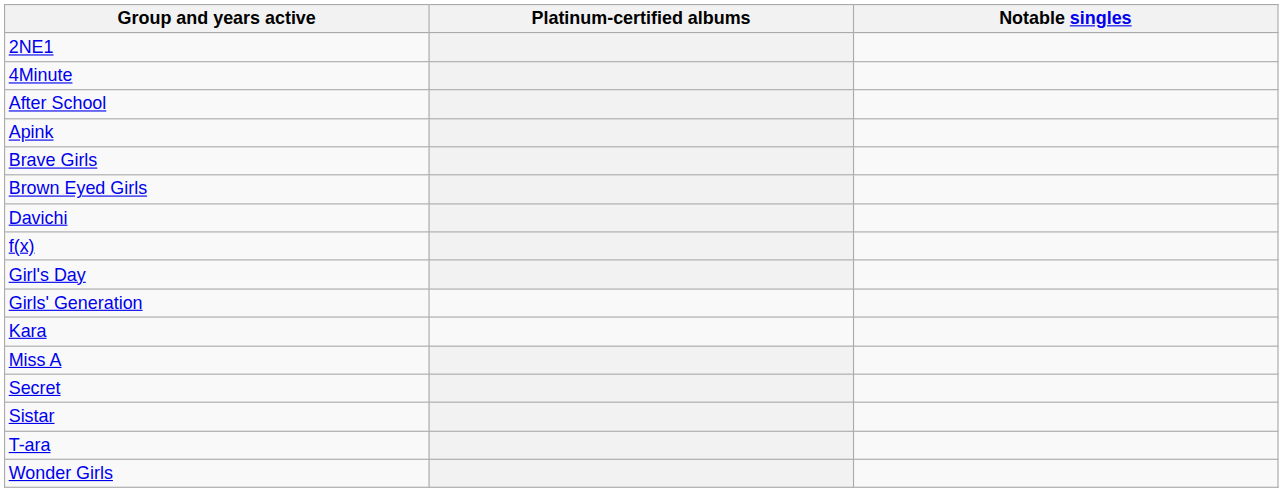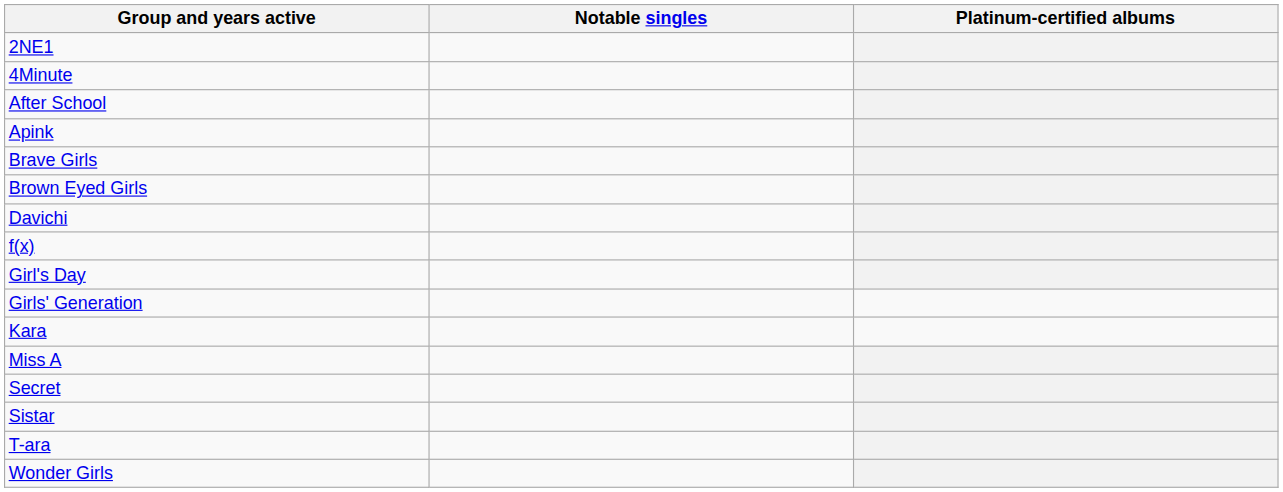columns swapped: (1065, 18) <-> (641, 18)
